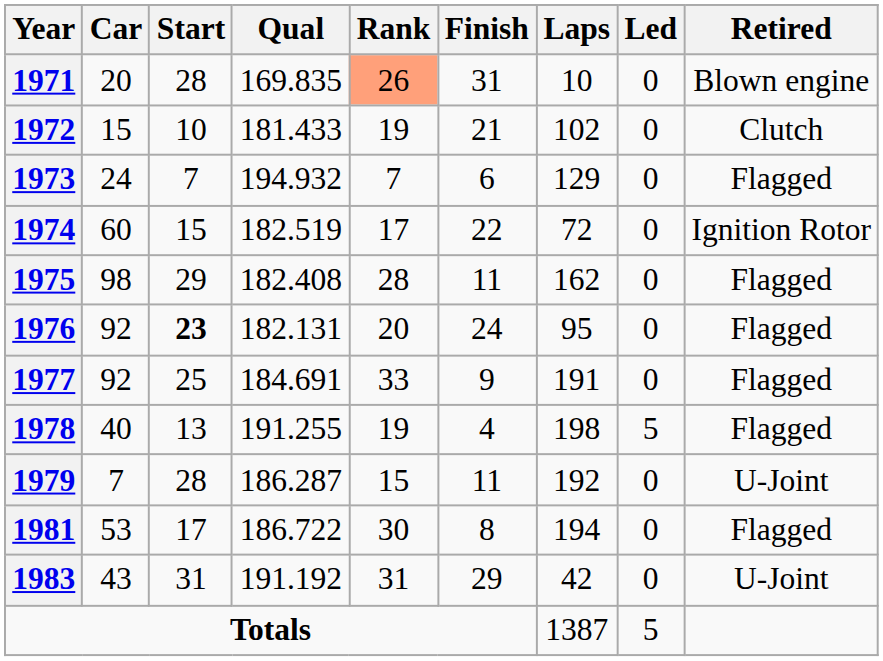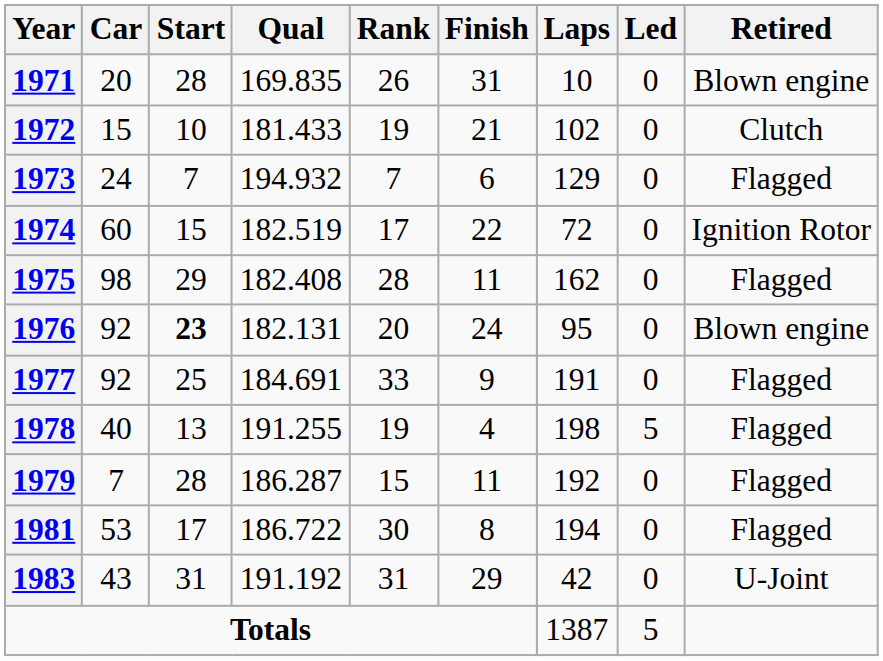(393, 79) lightsalmon background -> (393, 79) no background
(781, 329) Flagged -> (781, 329) Blown engine
(781, 479) U-Joint -> (781, 479) Flagged
